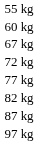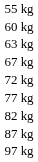+ row: (19, 44)
